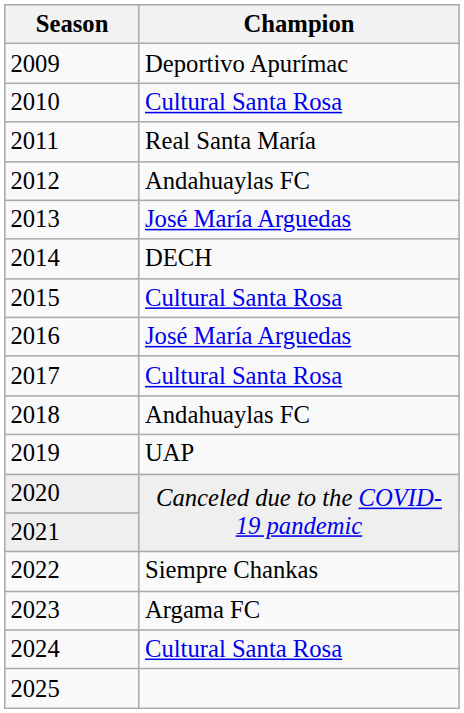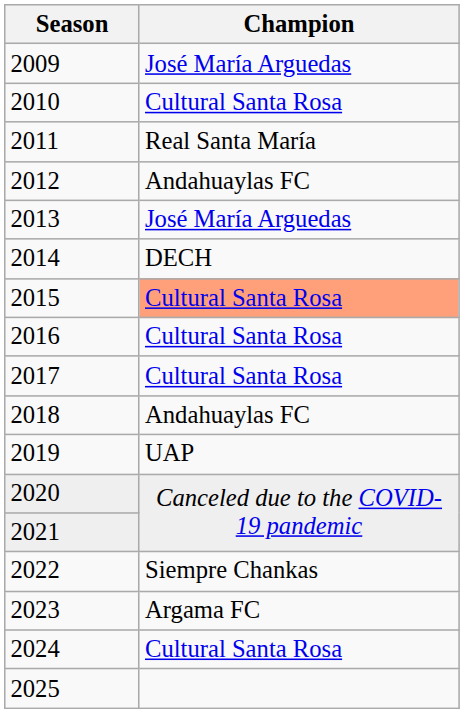(247, 63) Deportivo Apurímac -> (248, 63) José María Arguedas
(244, 297) no background -> (244, 297) lightsalmon background
(248, 336) José María Arguedas -> (244, 336) Cultural Santa Rosa
